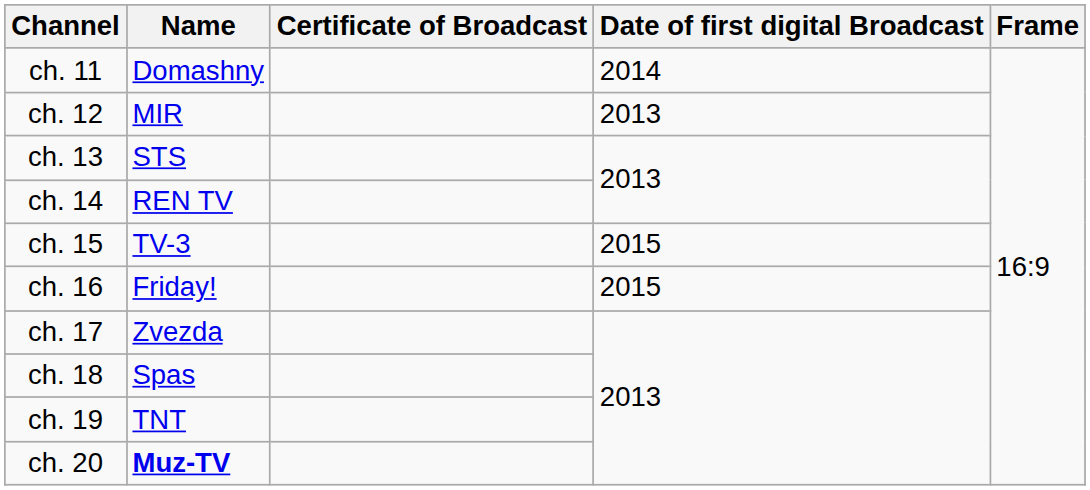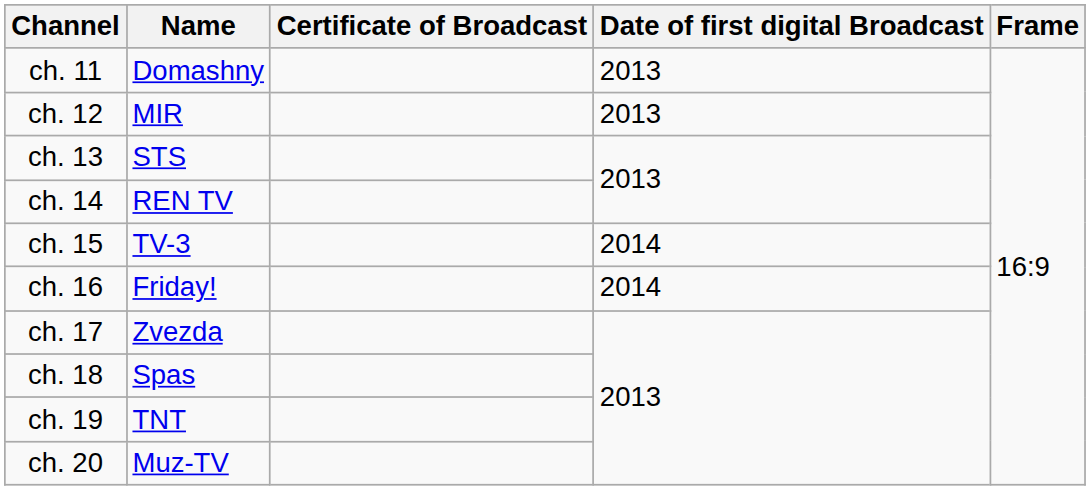(630, 69) 2014 -> (630, 69) 2013
(630, 244) 2015 -> (630, 244) 2014
(630, 288) 2015 -> (630, 288) 2014
(181, 462) bold -> (181, 462) normal
